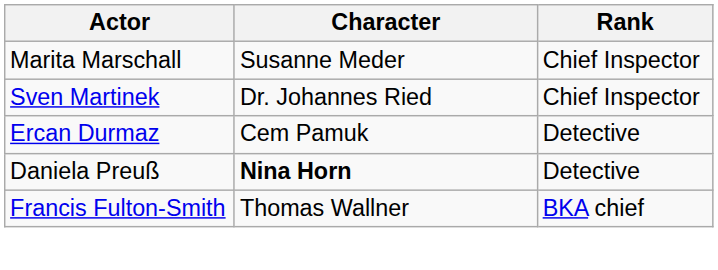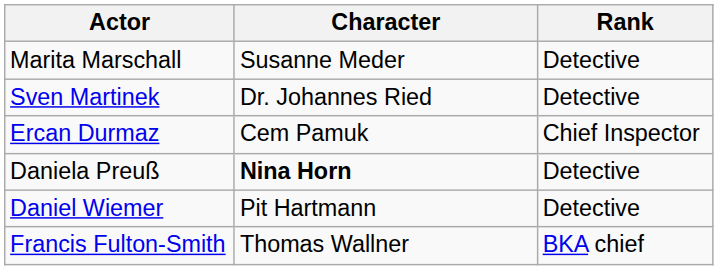(621, 60) Chief Inspector -> (591, 60) Detective
(621, 97) Chief Inspector -> (591, 97) Detective
(591, 134) Detective -> (621, 134) Chief Inspector
+ row: (87, 208)
